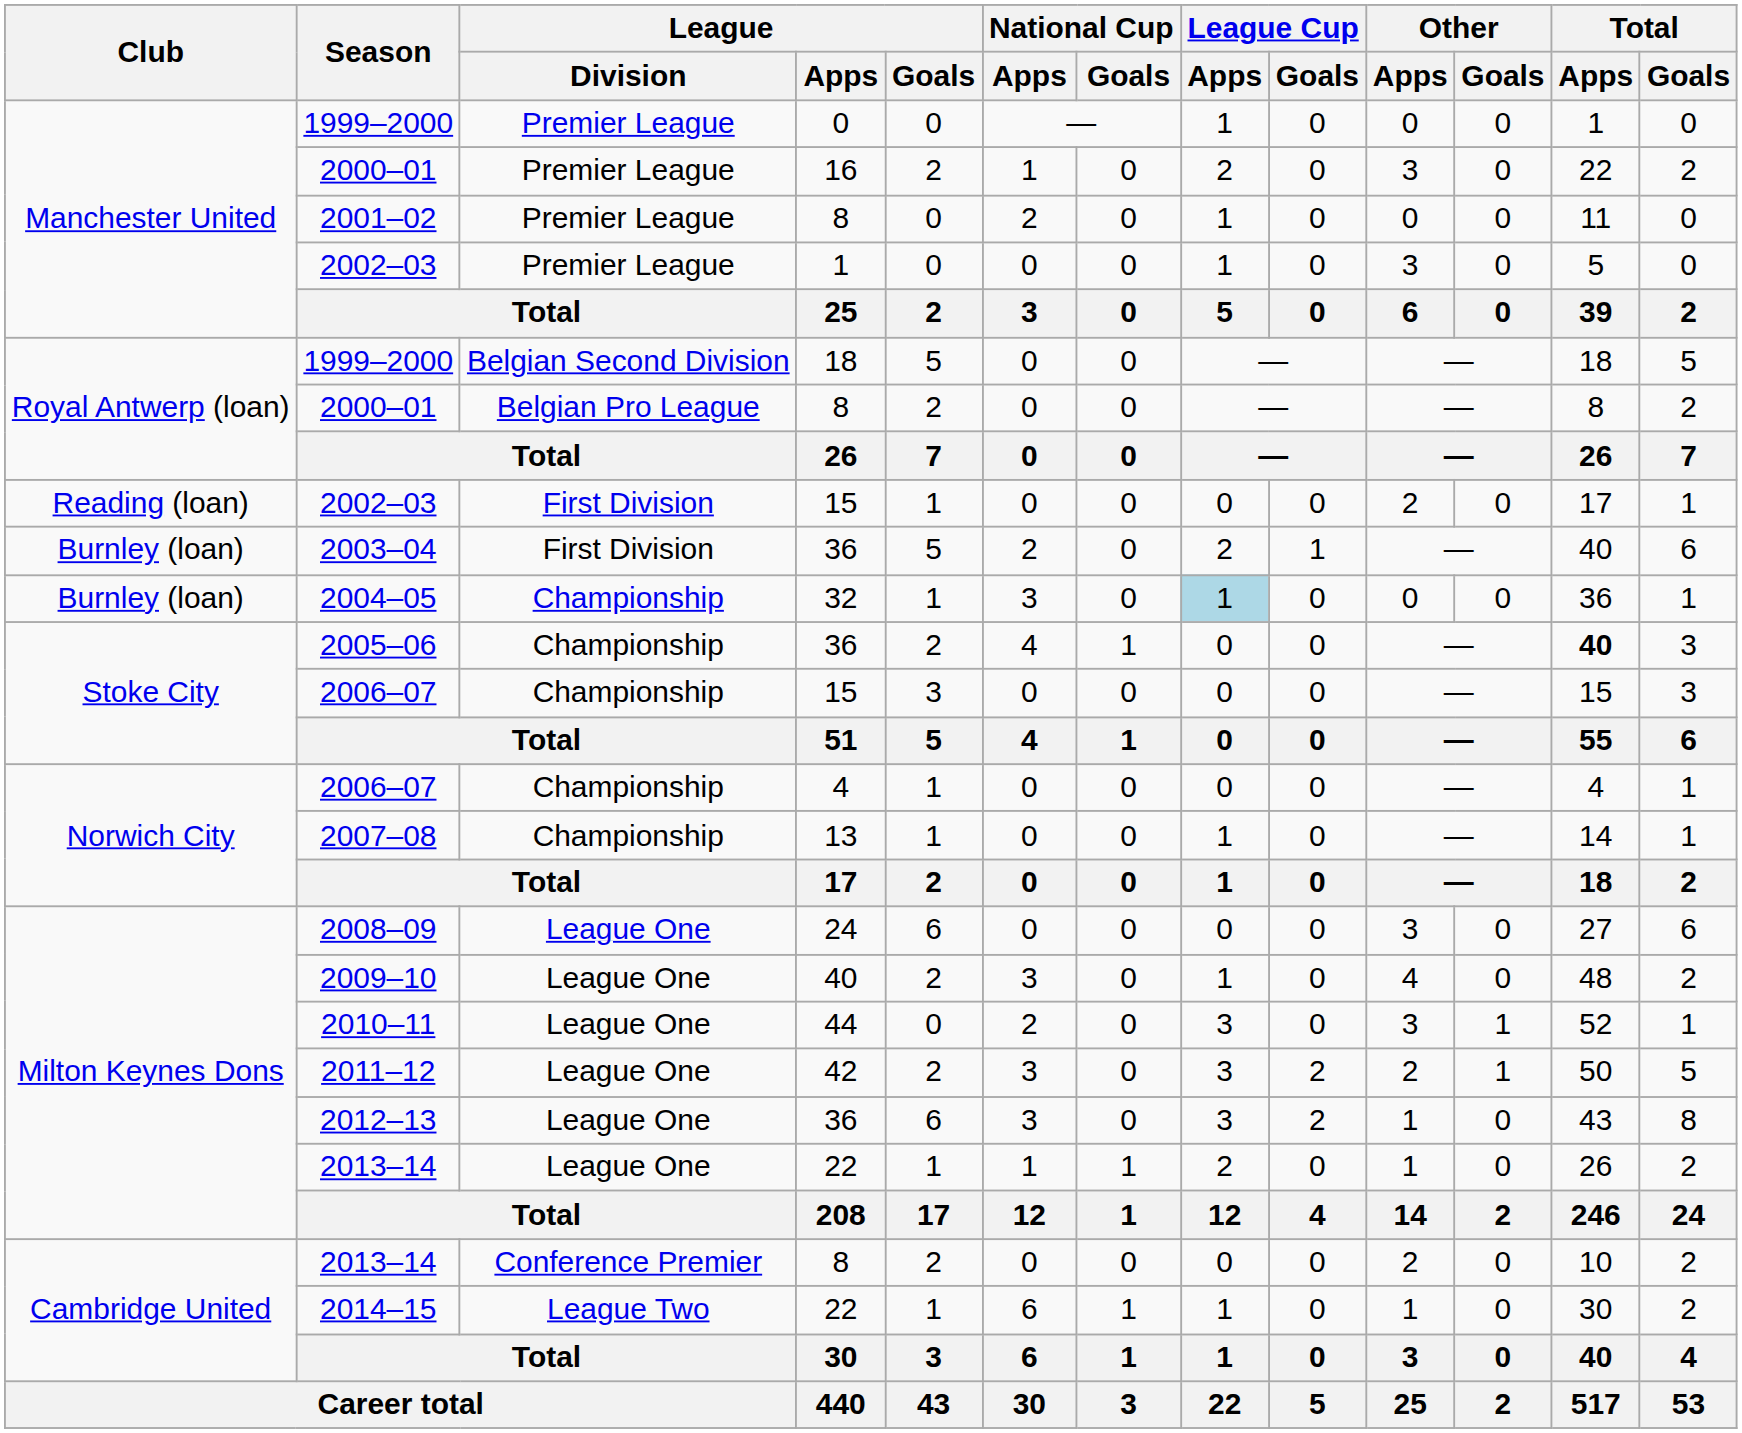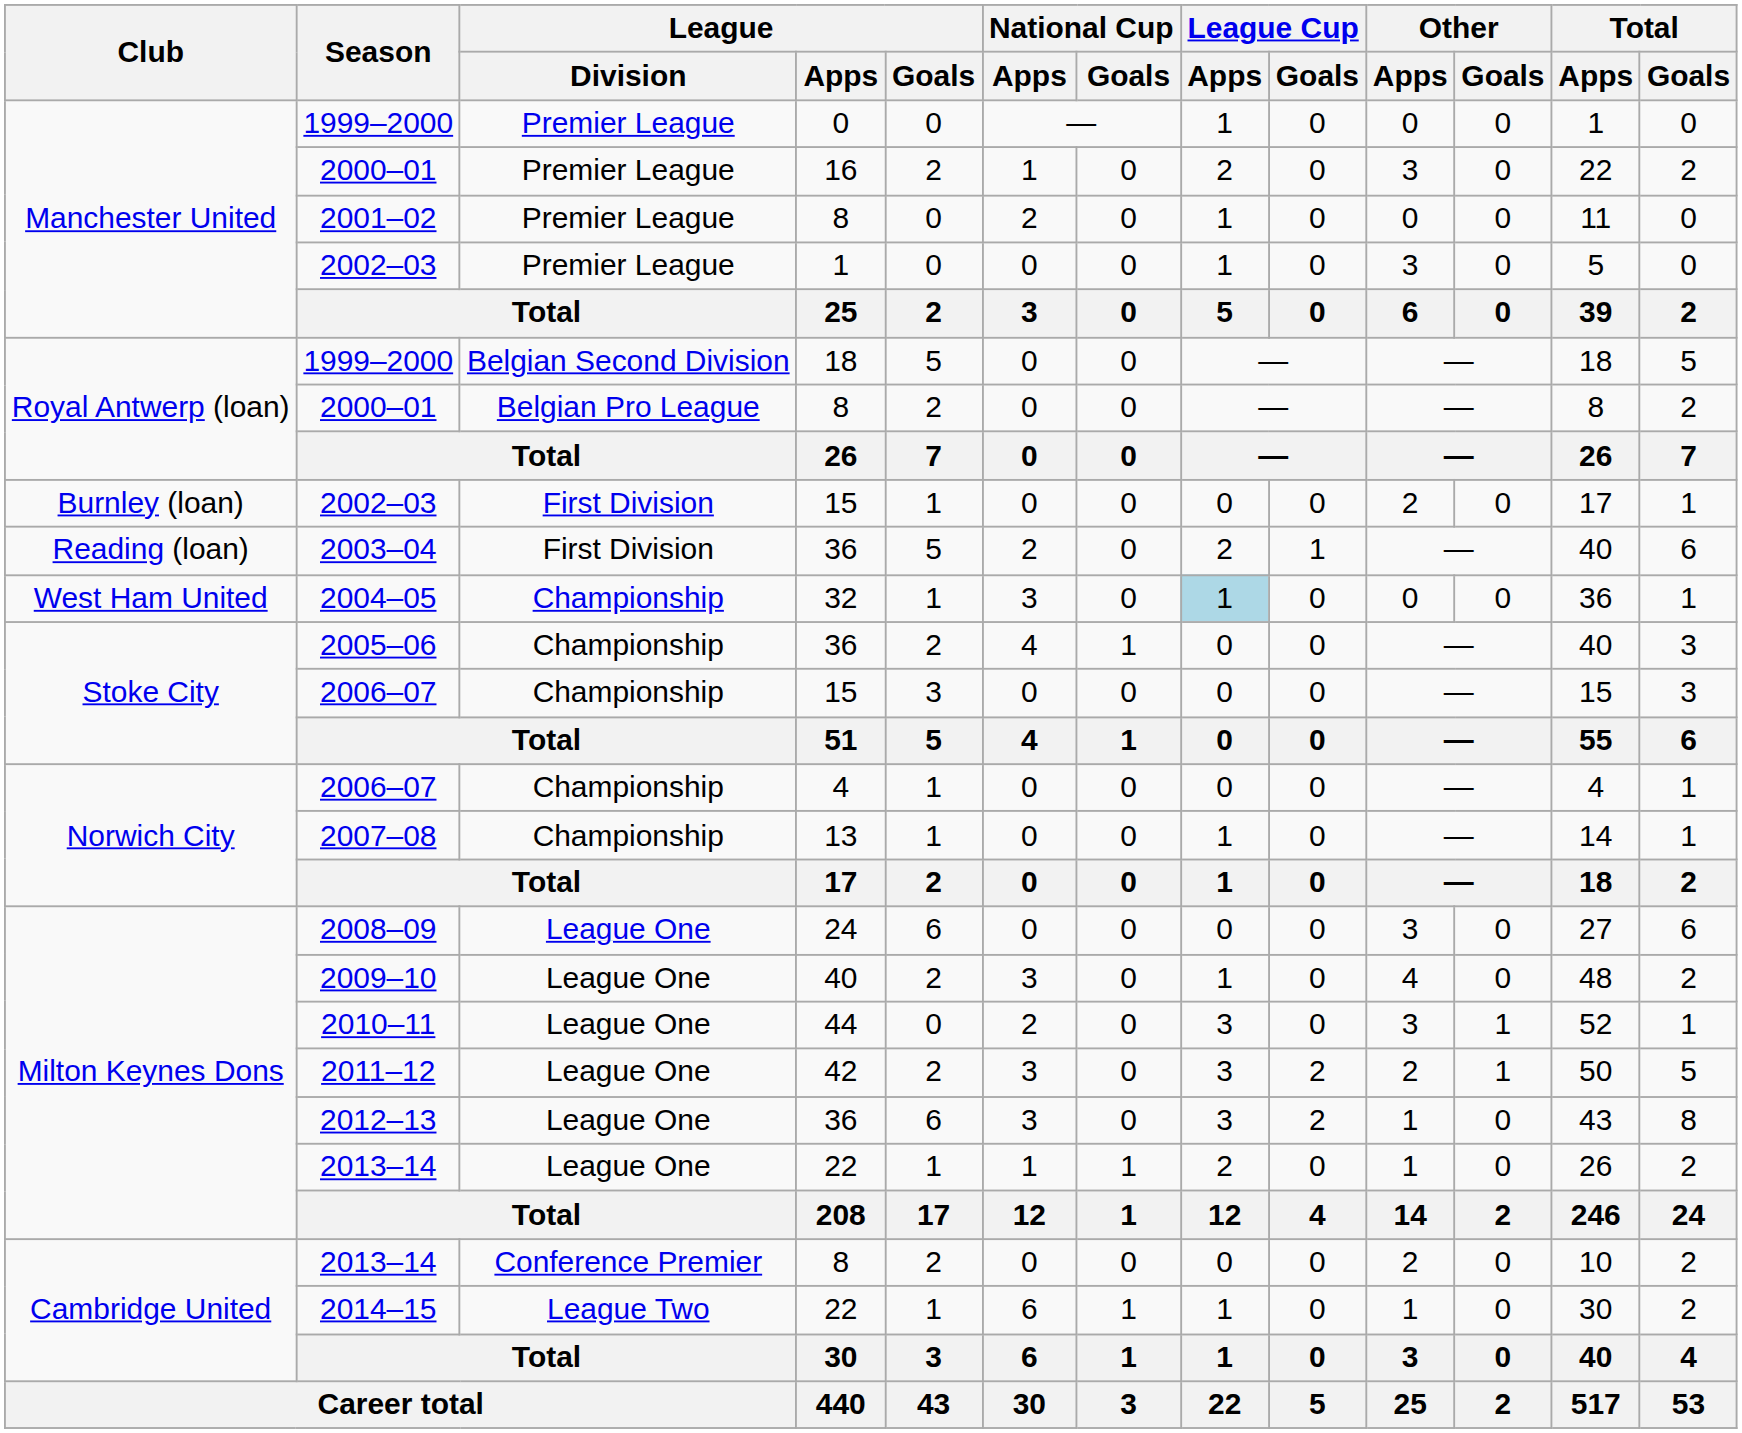(151, 502) Reading (loan) -> (151, 502) Burnley (loan)
(151, 550) Burnley (loan) -> (151, 550) Reading (loan)
(151, 597) Burnley (loan) -> (151, 597) West Ham United
(1596, 645) bold -> (1596, 645) normal
